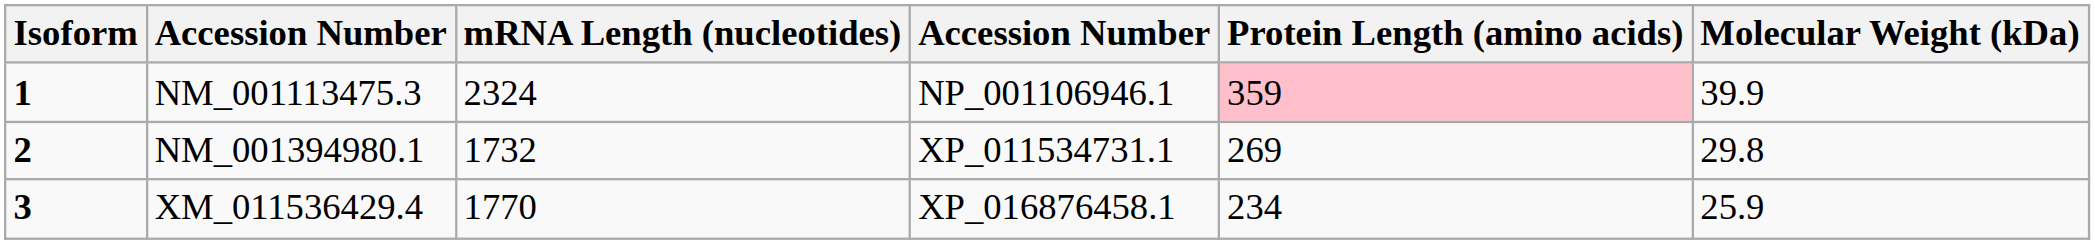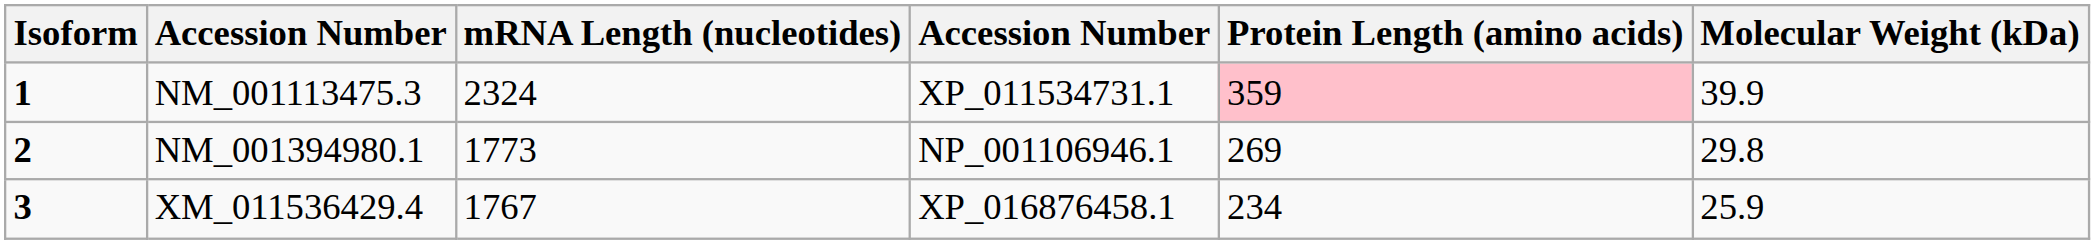(1046, 91) NP_001106946.1 -> (1046, 91) XP_011534731.1
(500, 149) 1732 -> (500, 149) 1773
(1046, 149) XP_011534731.1 -> (1046, 149) NP_001106946.1
(500, 207) 1770 -> (500, 207) 1767
